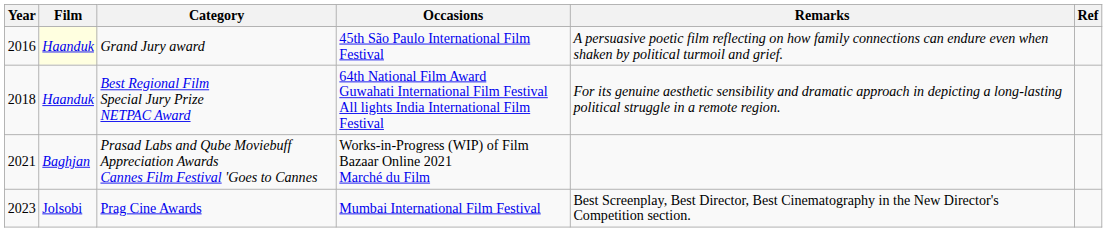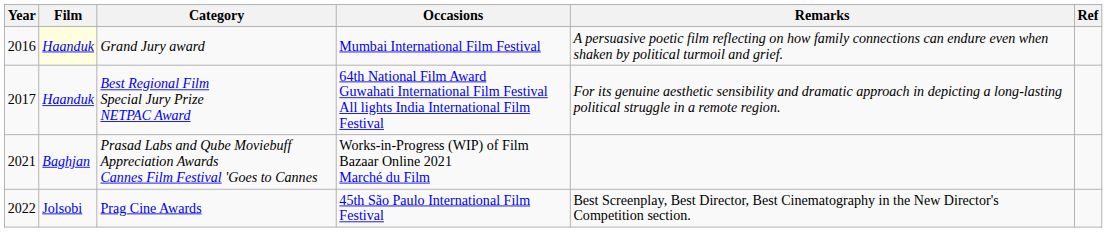(435, 45) 45th São Paulo International Film Festival -> (440, 45) Mumbai International Film Festival
(22, 99) 2018 -> (22, 99) 2017
(22, 207) 2023 -> (22, 207) 2022
(440, 207) Mumbai International Film Festival -> (435, 207) 45th São Paulo International Film Festival
